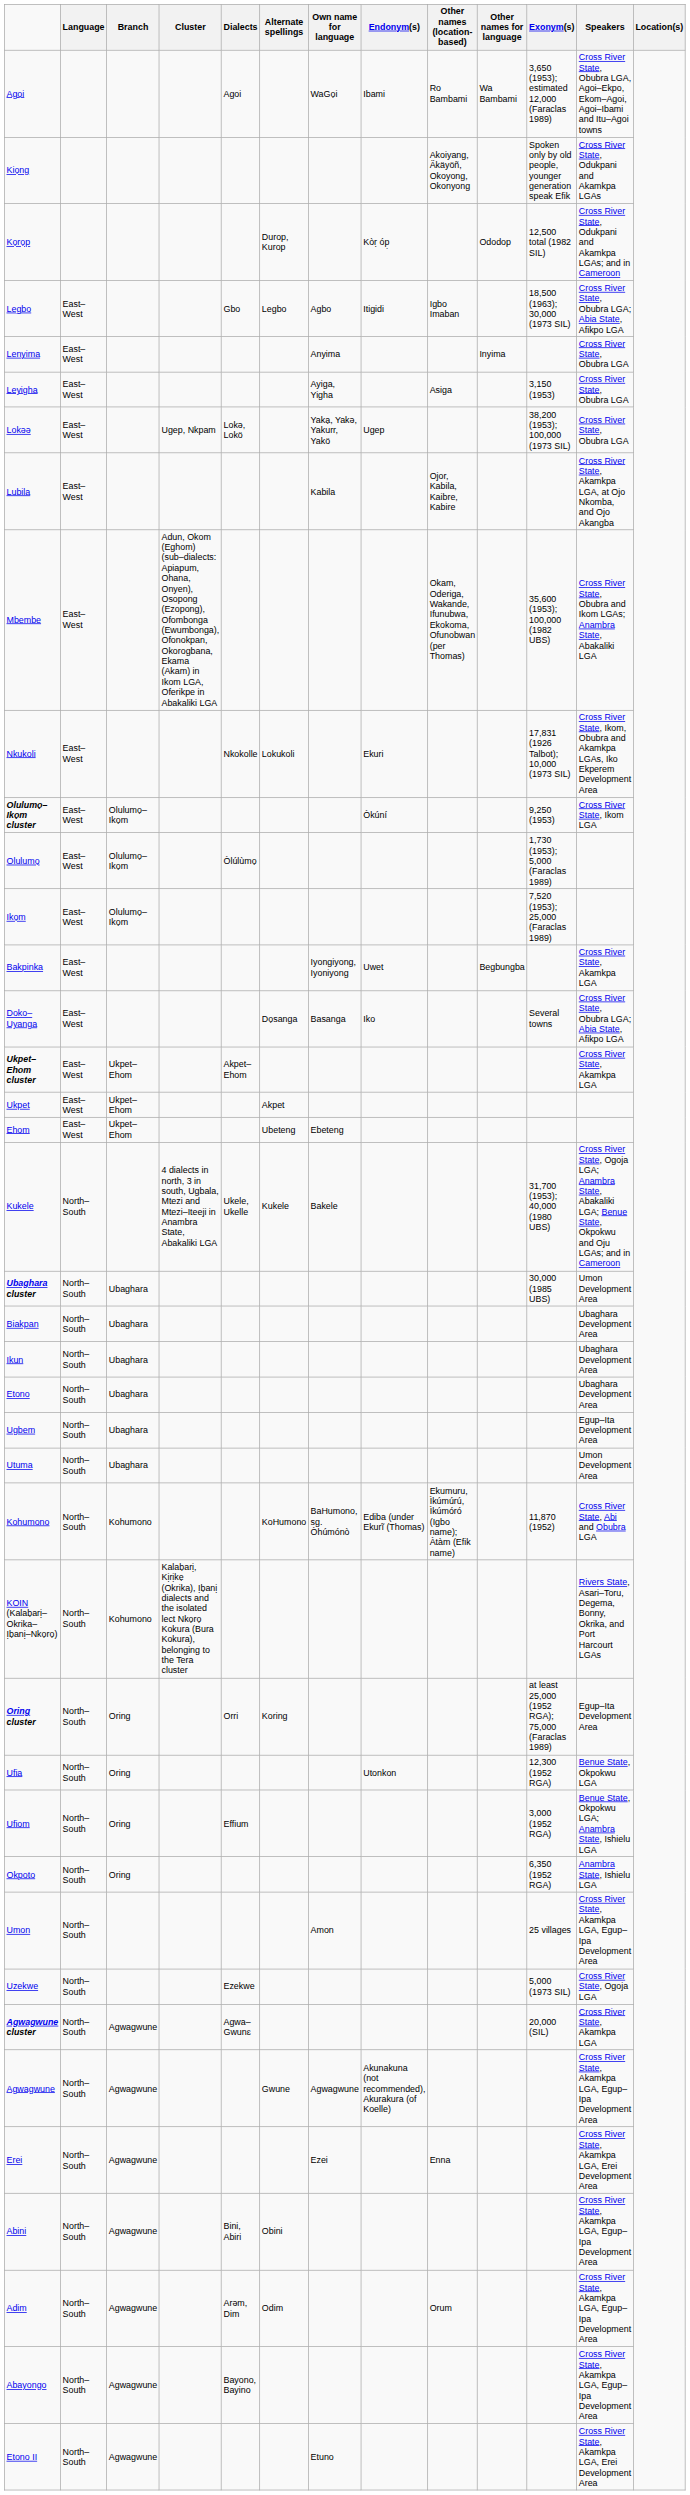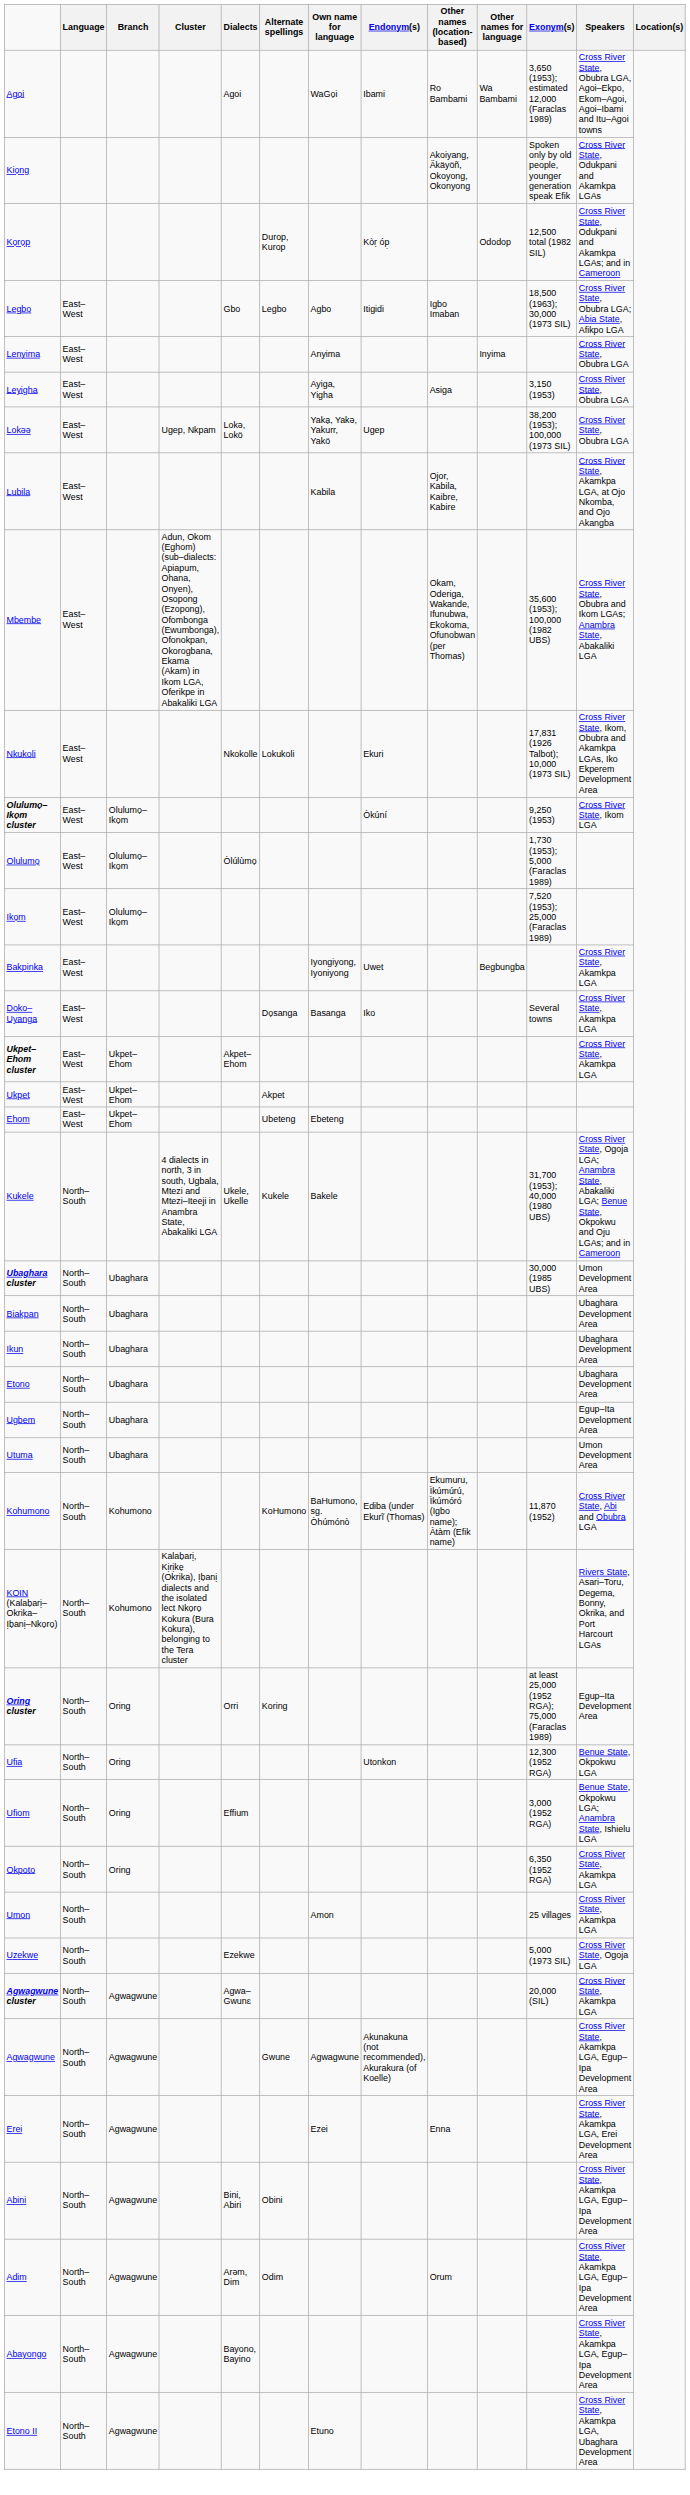(605, 1019) Cross River State, Obubra LGA; Abia State, Afikpo LGA -> (602, 1013) Cross River State, Akamkpa LGA
(604, 1874) Anambra State, Ishielu LGA -> (602, 1869) Cross River State, Akamkpa LGA
(605, 1931) Cross River State, Akamkpa LGA, Egup–Ipa Development Area -> (602, 1915) Cross River State, Akamkpa LGA
(605, 2457) Cross River State, Akamkpa LGA, Erei Development Area -> (605, 2431) Cross River State, Akamkpa LGA, Ubaghara Development Area
